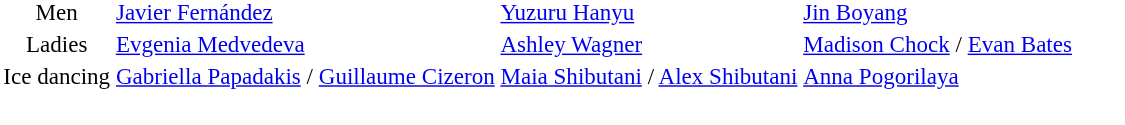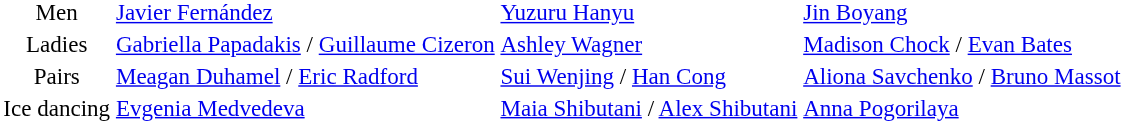(210, 44) Evgenia Medvedeva -> (305, 44) Gabriella Papadakis / Guillaume Cizeron
+ row: (57, 76)
(305, 76) Gabriella Papadakis / Guillaume Cizeron -> (210, 108) Evgenia Medvedeva
